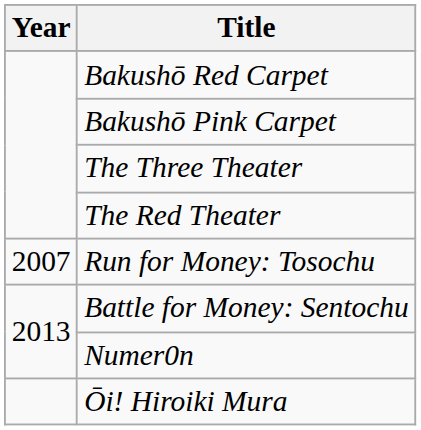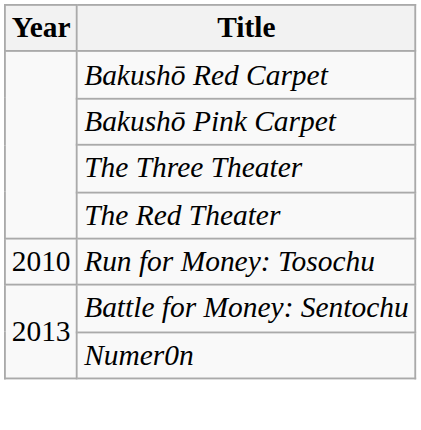(41, 261) 2007 -> (41, 261) 2010
- row: (186, 401)
